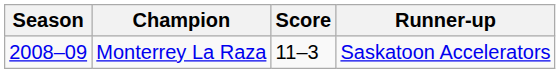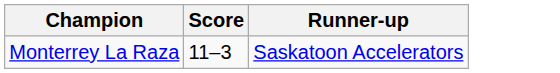- column: (48, 20)
